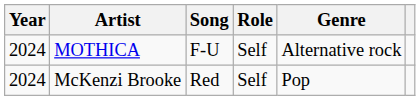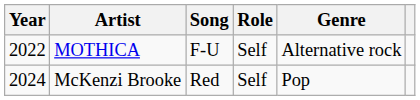(27, 50) 2024 -> (27, 50) 2022
